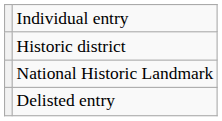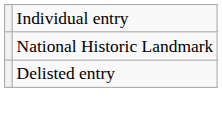- row: (71, 45)
